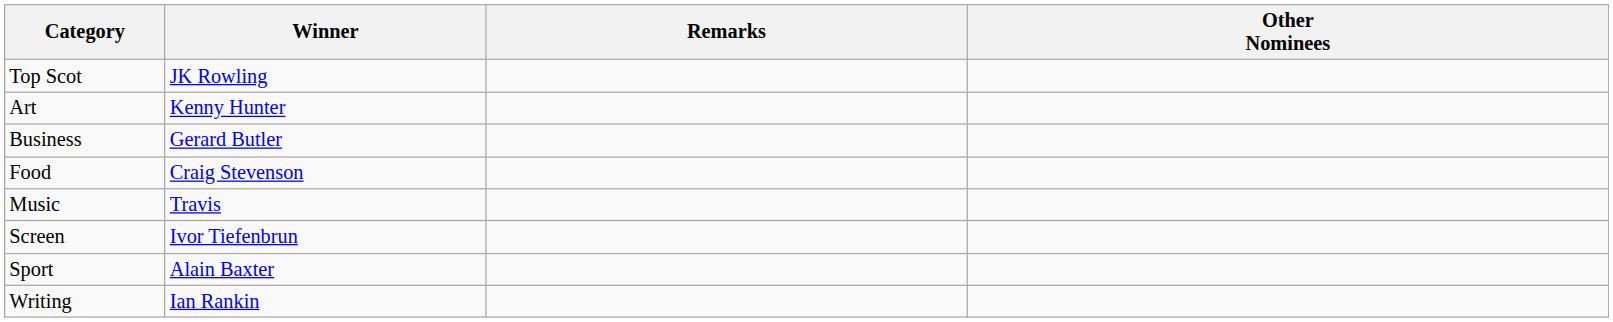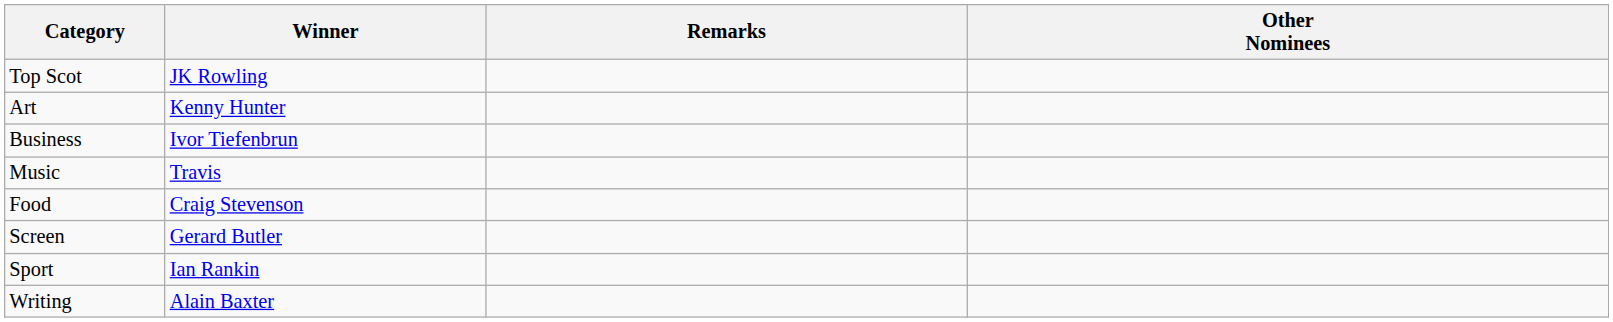(226, 140) Gerard Butler -> (234, 140) Ivor Tiefenbrun
rows swapped: (30, 172) <-> (35, 204)
(234, 236) Ivor Tiefenbrun -> (226, 236) Gerard Butler
(222, 269) Alain Baxter -> (215, 269) Ian Rankin
(215, 301) Ian Rankin -> (222, 301) Alain Baxter
